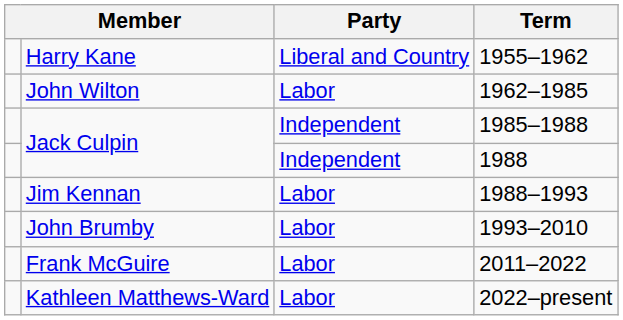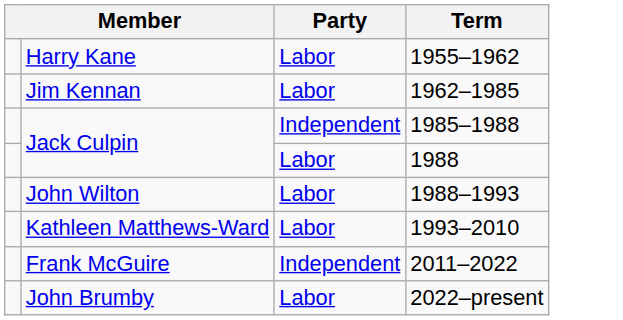(374, 56) Liberal and Country -> (307, 56) Labor
(83, 90) John Wilton -> (83, 90) Jim Kennan
(340, 159) Independent -> (307, 159) Labor
(83, 194) Jim Kennan -> (83, 194) John Wilton
(90, 228) John Brumby -> (148, 228) Kathleen Matthews-Ward
(307, 263) Labor -> (340, 263) Independent
(148, 297) Kathleen Matthews-Ward -> (90, 297) John Brumby
